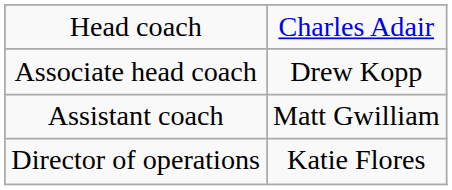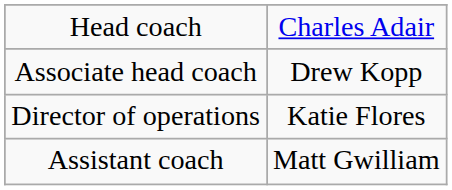rows swapped: (136, 116) <-> (136, 160)
